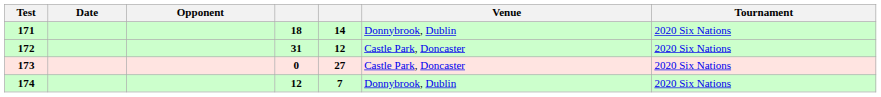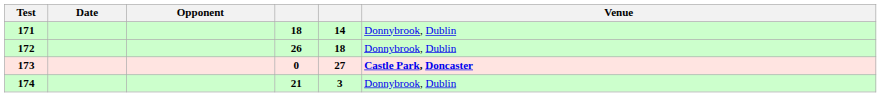- column: (764, 13)
(296, 48) 31 -> (296, 48) 26
(340, 48) 12 -> (340, 48) 18
(415, 48) Castle Park, Doncaster -> (410, 48) Donnybrook, Dublin
(415, 65) normal -> (419, 65) bold
(296, 83) 12 -> (296, 83) 21
(340, 83) 7 -> (340, 83) 3
